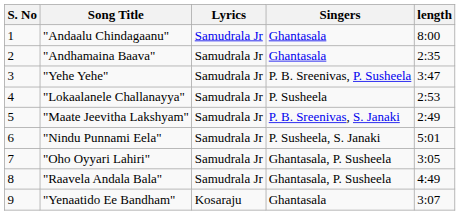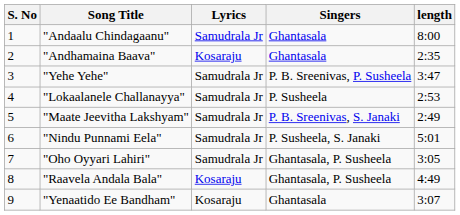(229, 55) Samudrala Jr -> (218, 55) Kosaraju
(229, 179) Samudrala Jr -> (218, 179) Kosaraju
